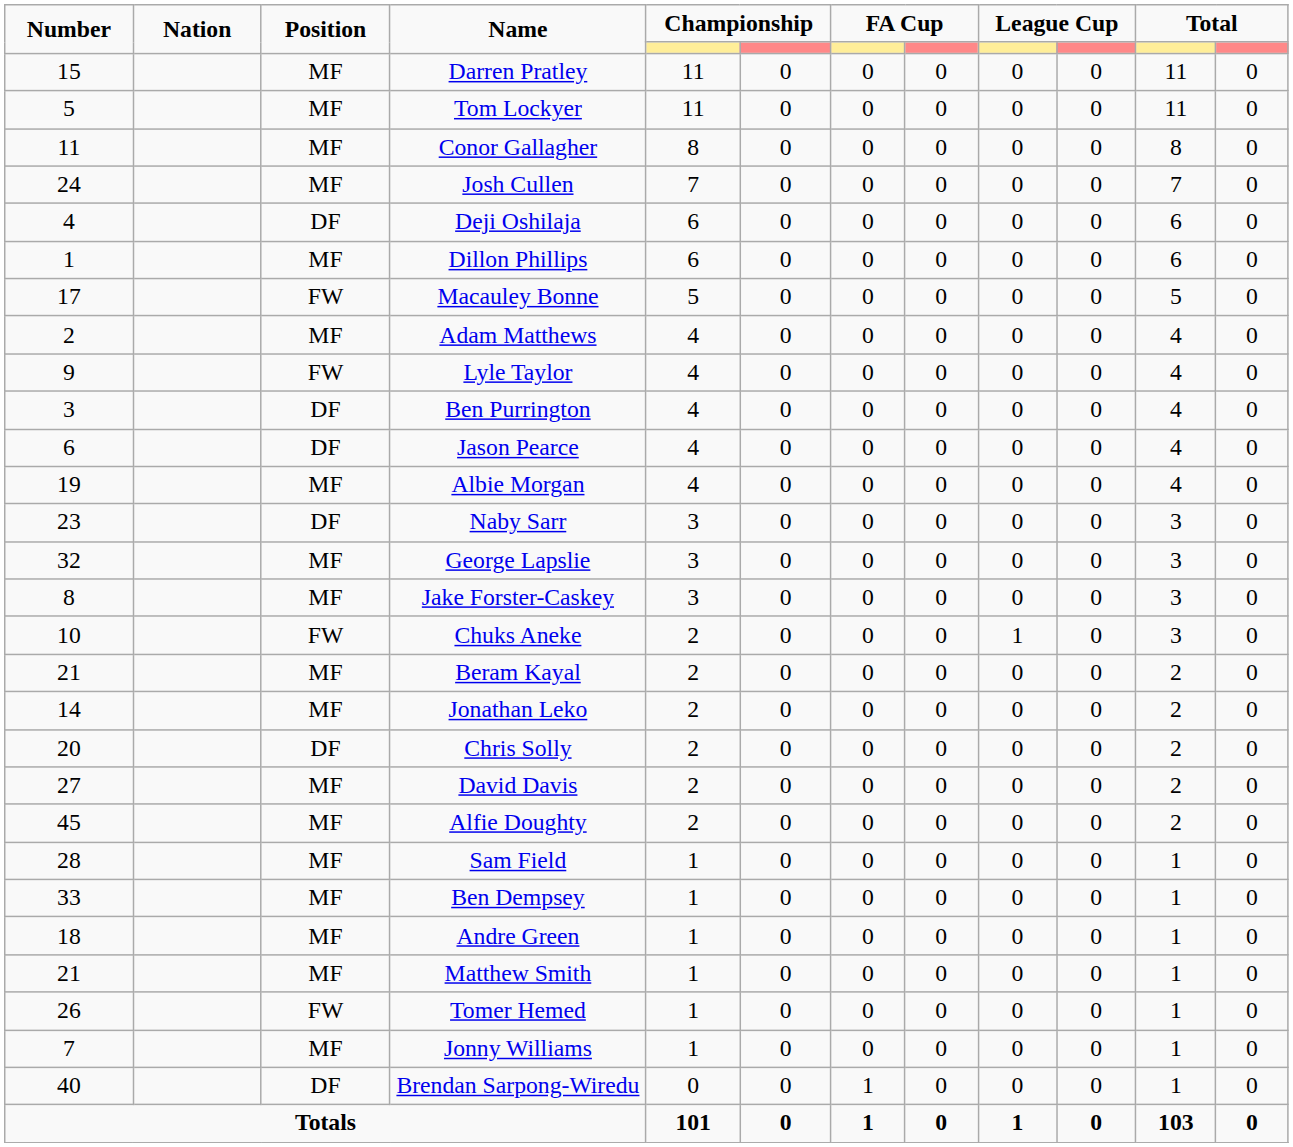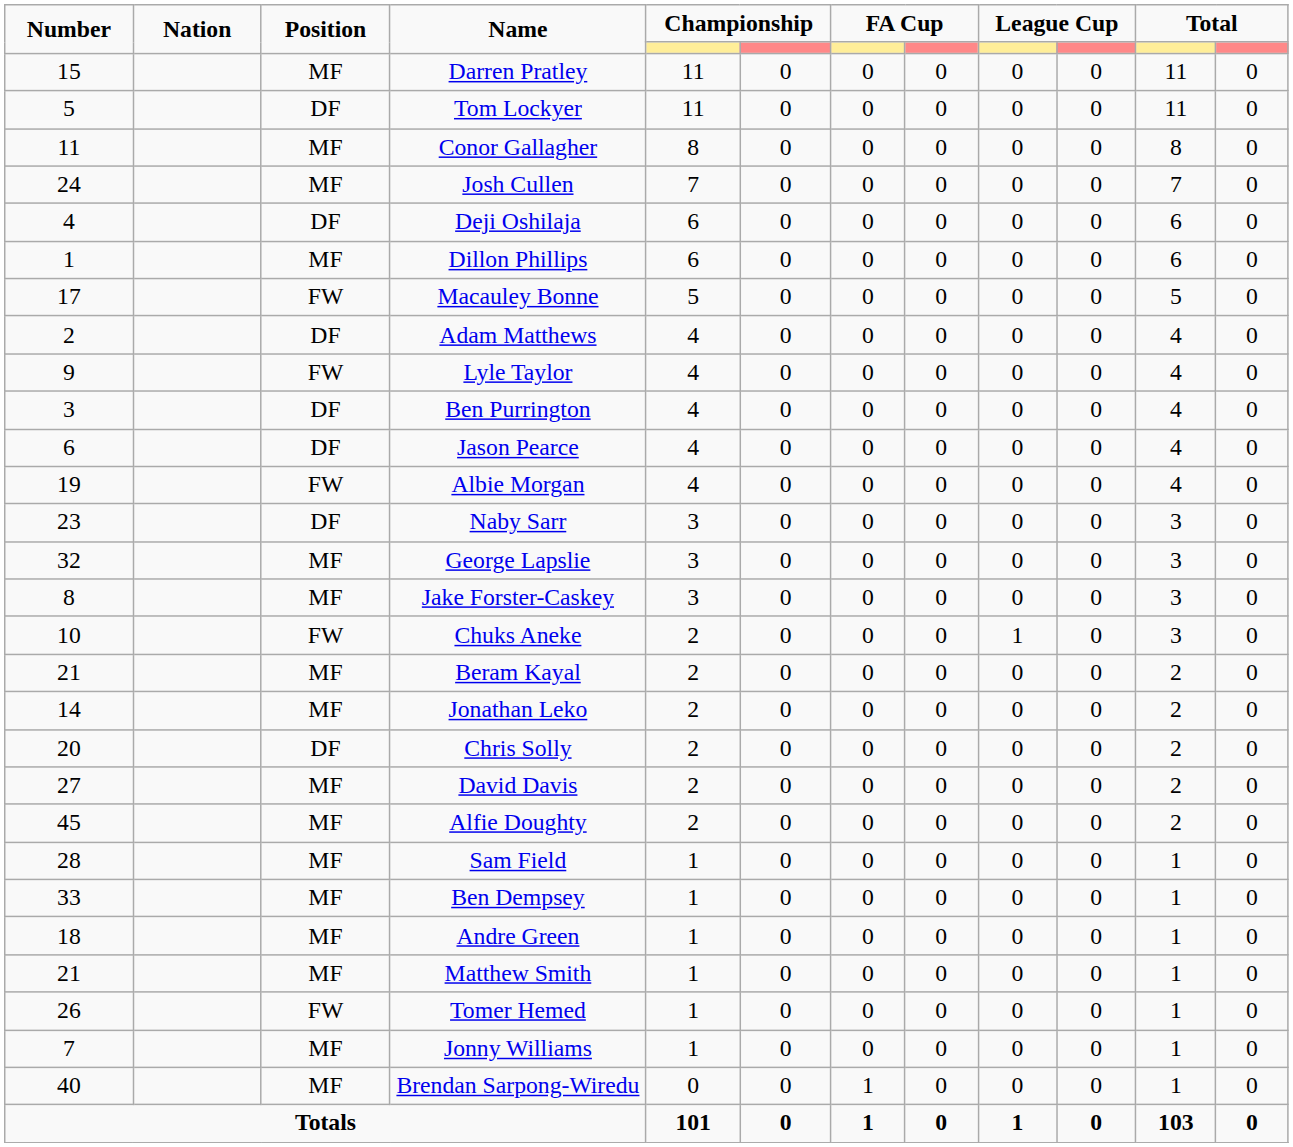(325, 109) MF -> (325, 109) DF
(325, 334) MF -> (325, 334) DF
(325, 484) MF -> (325, 484) FW
(325, 1085) DF -> (325, 1085) MF
